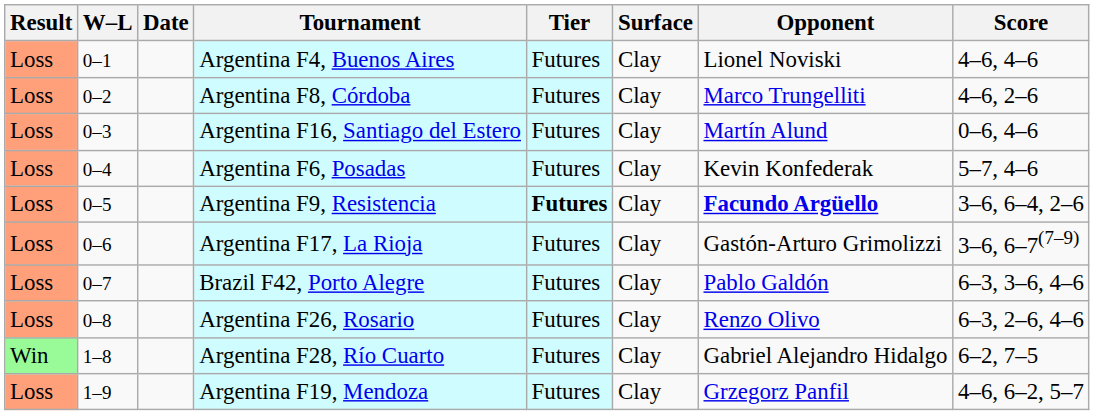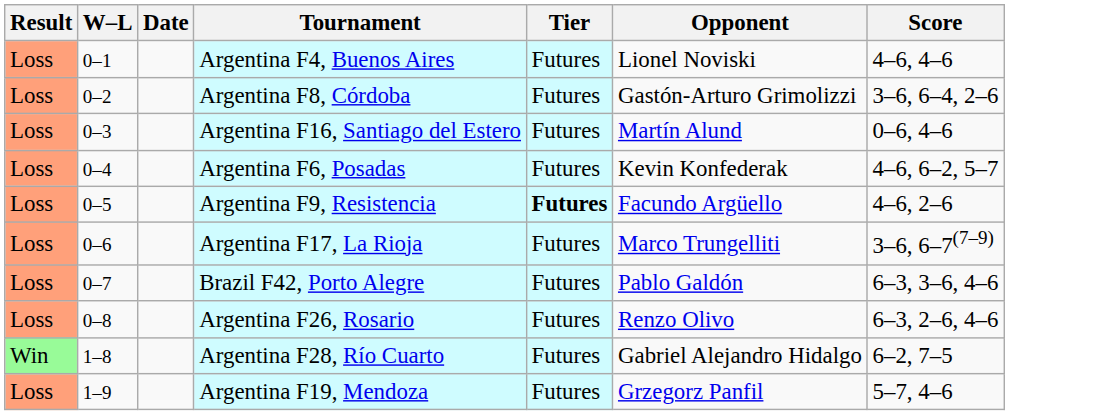- column: (655, 22)
(785, 95) Marco Trungelliti -> (737, 95) Gastón-Arturo Grimolizzi
(998, 95) 4–6, 2–6 -> (935, 95) 3–6, 6–4, 2–6
(998, 167) 5–7, 4–6 -> (935, 167) 4–6, 6–2, 5–7
(791, 204) bold -> (700, 204) normal
(1021, 204) 3–6, 6–4, 2–6 -> (913, 204) 4–6, 2–6
(823, 243) Gastón-Arturo Grimolizzi -> (699, 243) Marco Trungelliti
(1021, 391) 4–6, 6–2, 5–7 -> (913, 391) 5–7, 4–6
